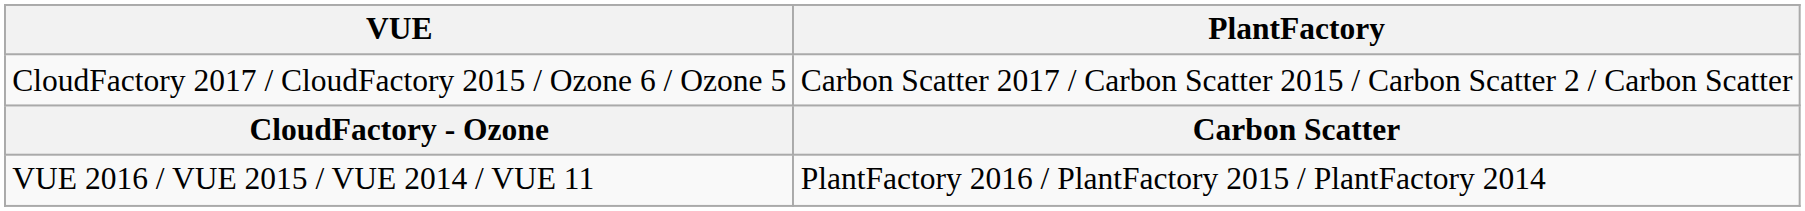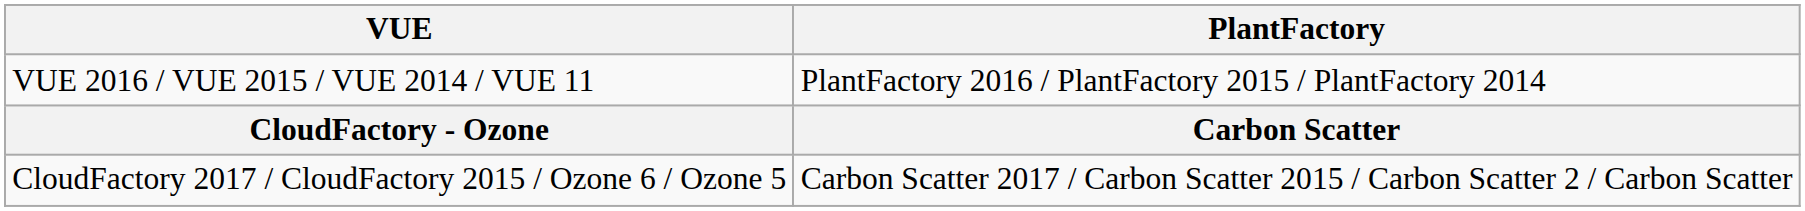rows swapped: (303, 179) <-> (399, 79)
